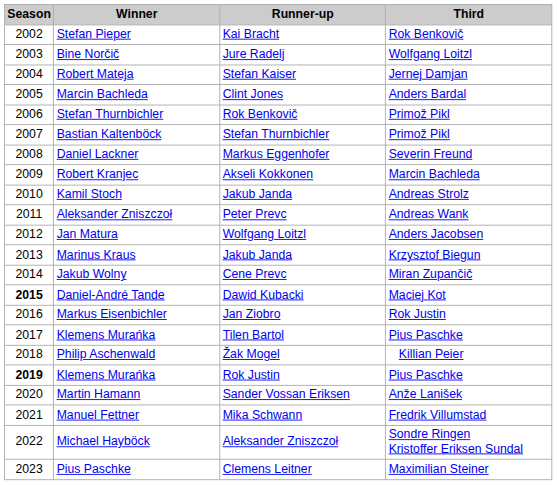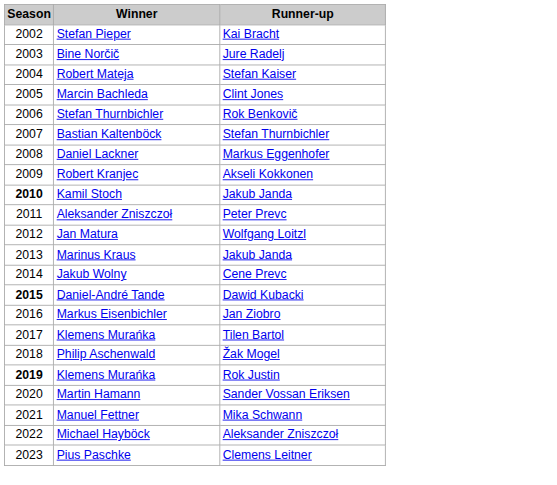- column: (469, 14)
(29, 194) normal -> (29, 194) bold
